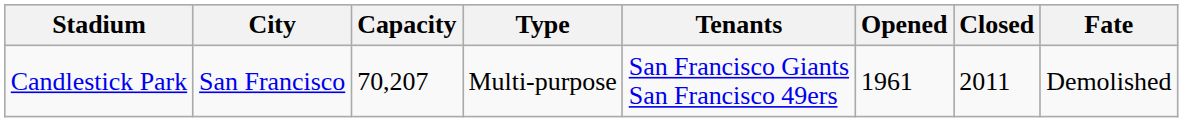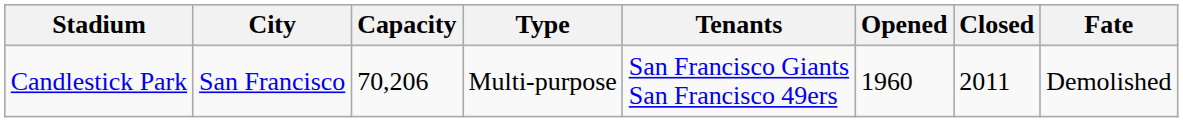(393, 80) 70,207 -> (393, 80) 70,206
(887, 80) 1961 -> (887, 80) 1960
